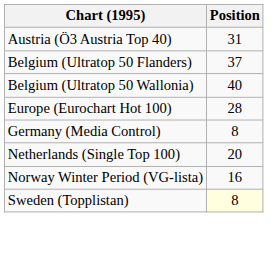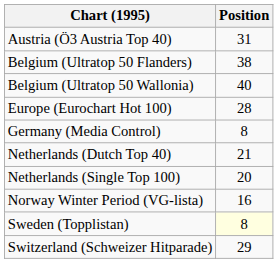(235, 62) 37 -> (244, 62) 38
+ row: (89, 154)
+ row: (110, 246)
